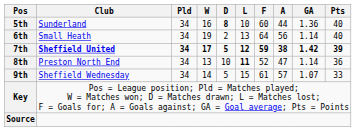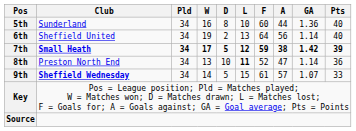(226, 24) bold -> (226, 24) normal
(65, 37) Small Heath -> (77, 37) Sheffield United
(77, 50) Sheffield United -> (65, 50) Small Heath
(84, 75) normal -> (84, 75) bold
